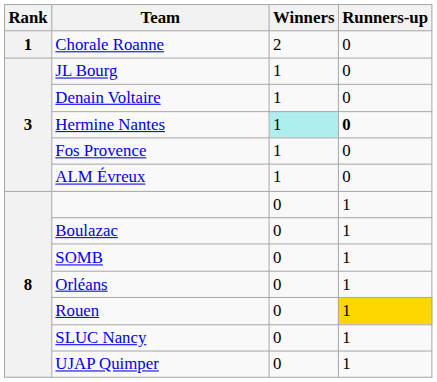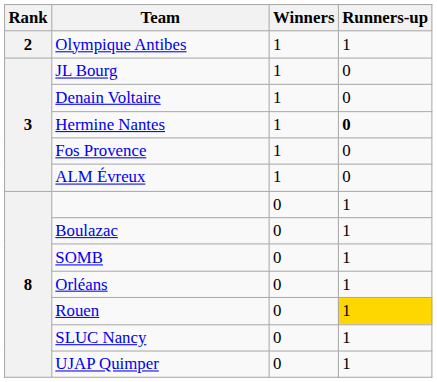- row: (110, 44)
+ row: (121, 44)
(277, 124) paleturquoise background -> (277, 124) no background
